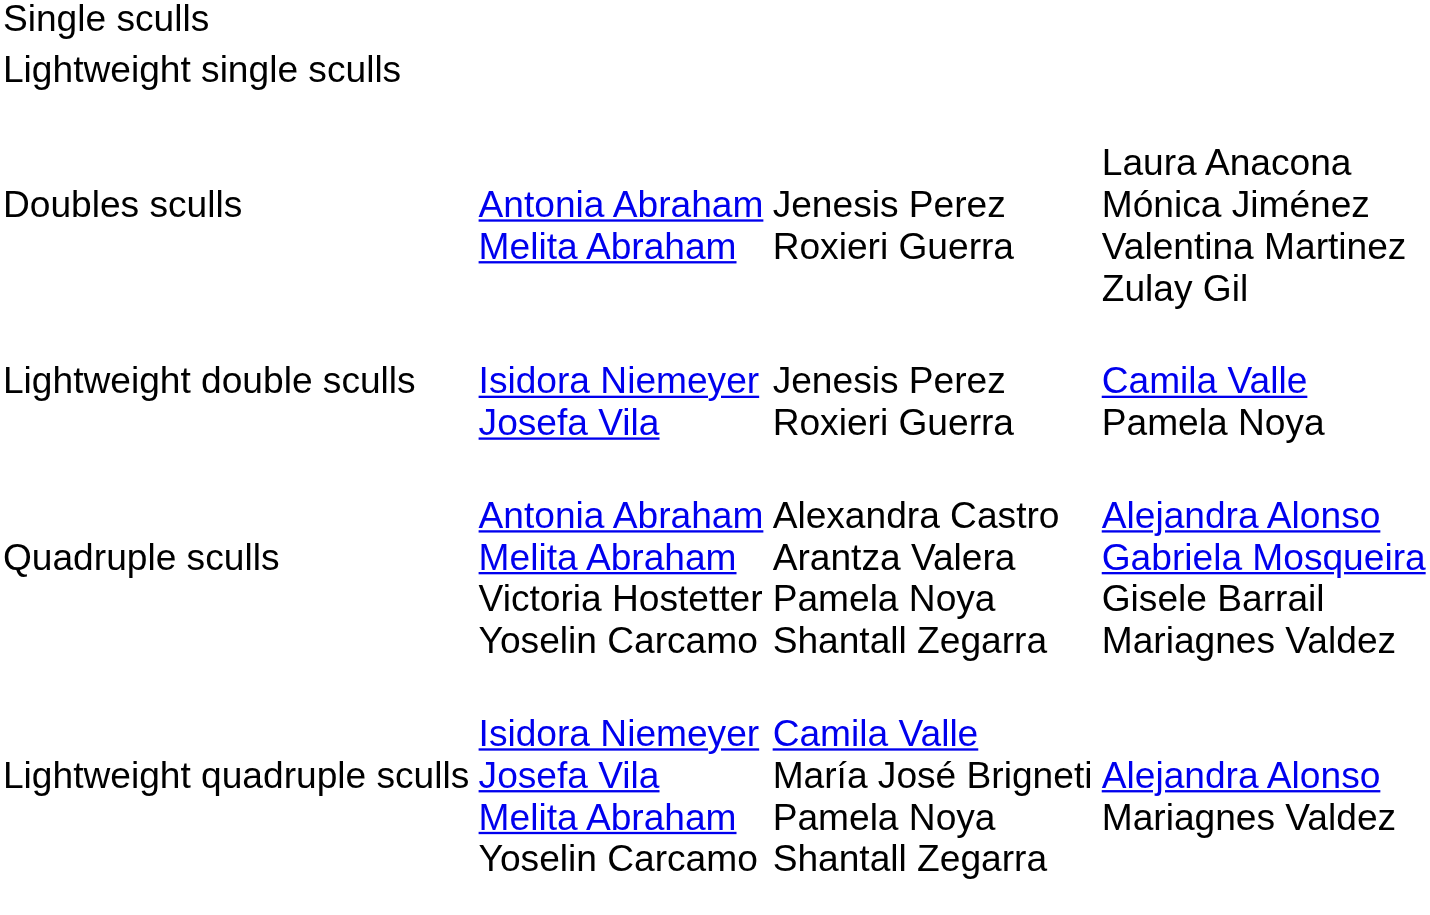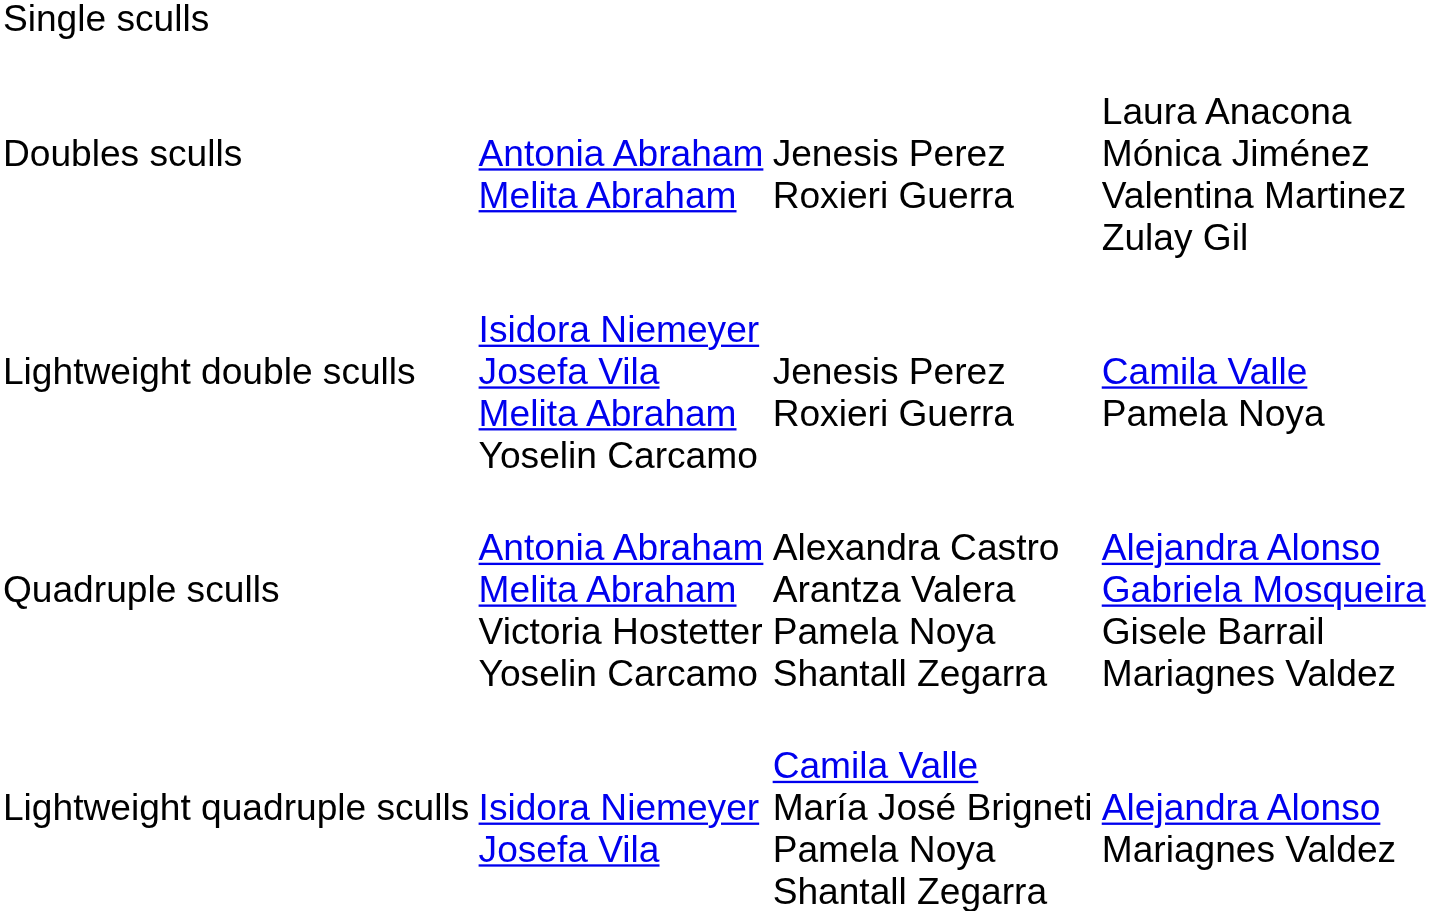- row: (202, 70)
(619, 401) Isidora Niemeyer Josefa Vila -> (619, 392) Isidora Niemeyer Josefa Vila Melita Abraham Yoselin Carcamo
(619, 796) Isidora Niemeyer Josefa Vila Melita Abraham Yoselin Carcamo -> (619, 828) Isidora Niemeyer Josefa Vila
